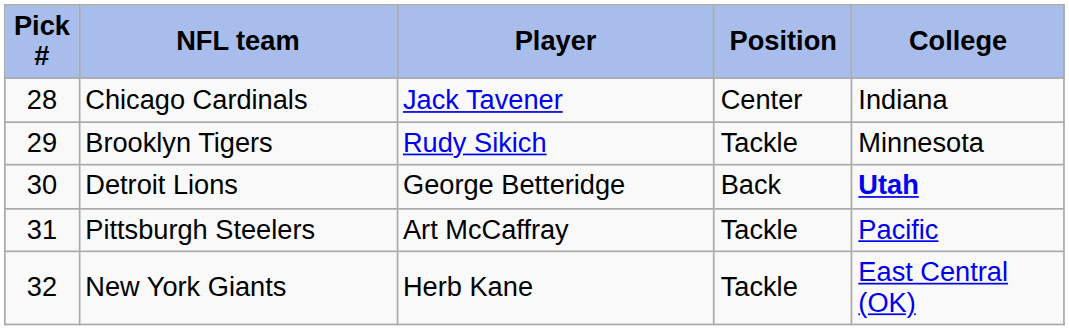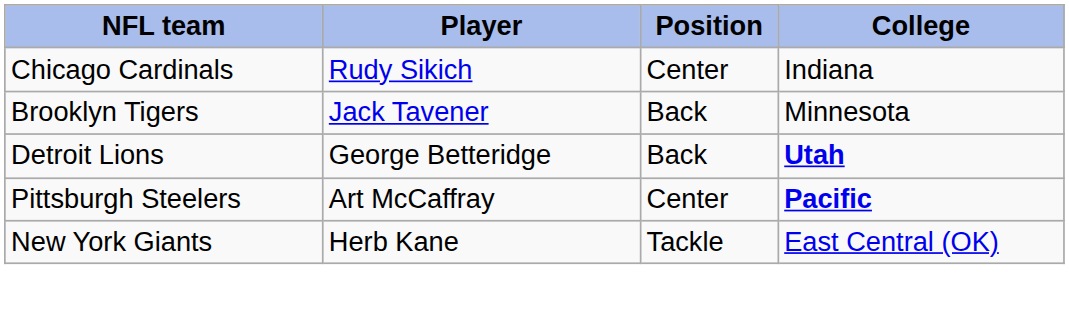- column: (42, 41)
(483, 99) Jack Tavener -> (401, 69) Rudy Sikich
(475, 142) Rudy Sikich -> (409, 112) Jack Tavener
(759, 142) Tackle -> (677, 112) Back
(759, 229) Tackle -> (687, 198) Center
(898, 229) normal -> (828, 198) bold
